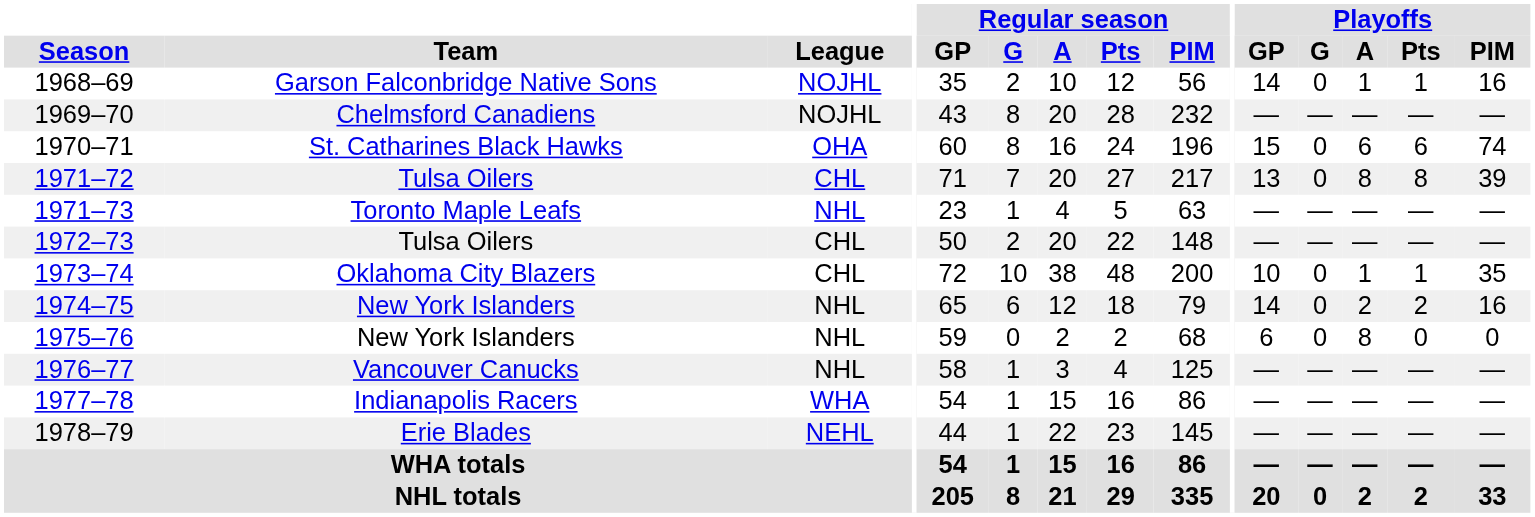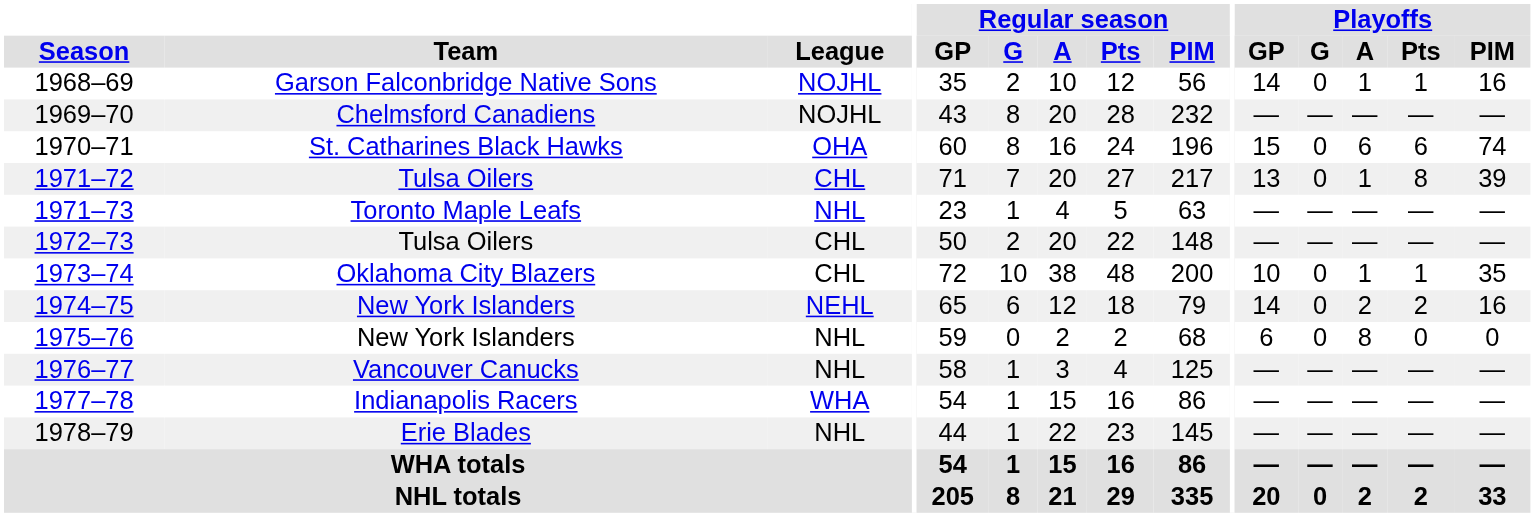(1365, 178) 8 -> (1365, 178) 1
(840, 305) NHL -> (840, 305) NEHL
(840, 433) NEHL -> (840, 433) NHL
